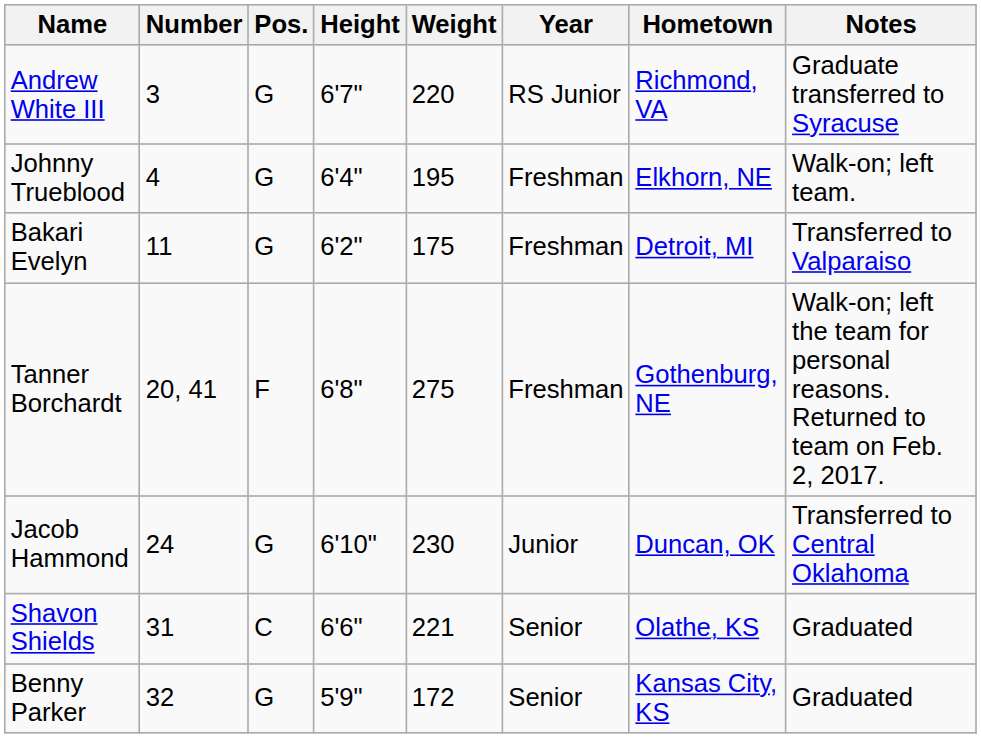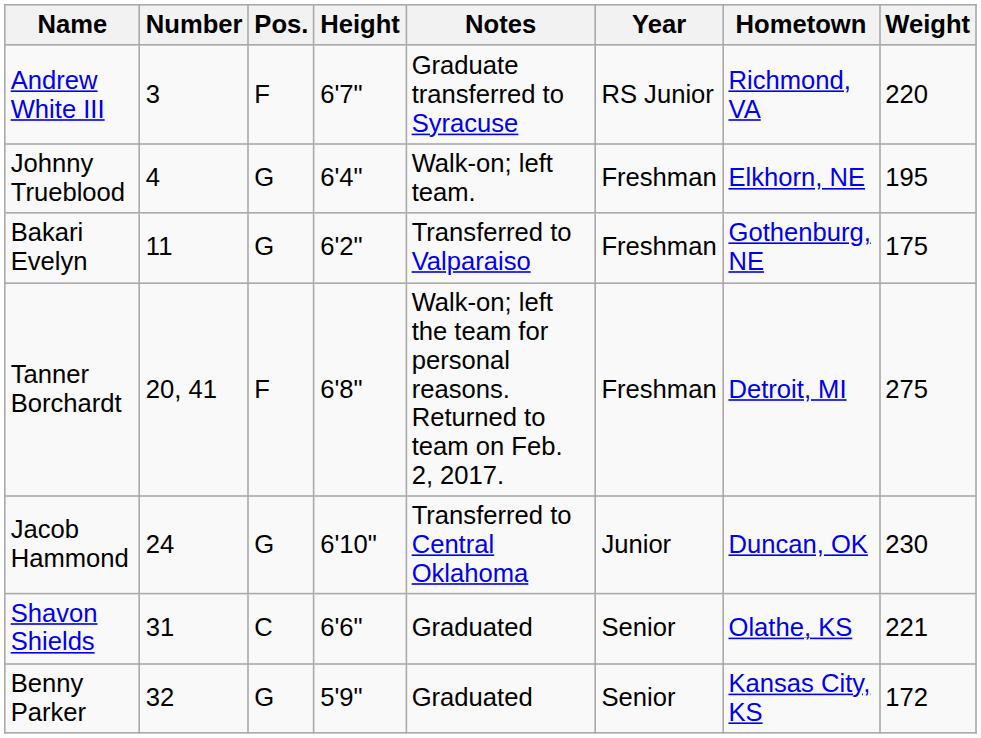columns swapped: (454, 24) <-> (881, 24)
(264, 94) G -> (262, 94) F
(694, 247) Detroit, MI -> (800, 247) Gothenburg, NE
(707, 388) Gothenburg, NE -> (788, 388) Detroit, MI
